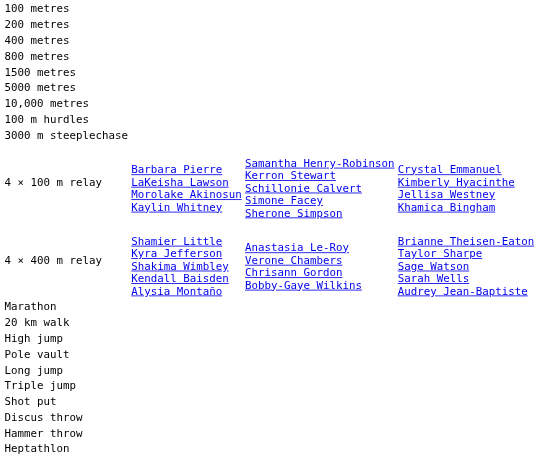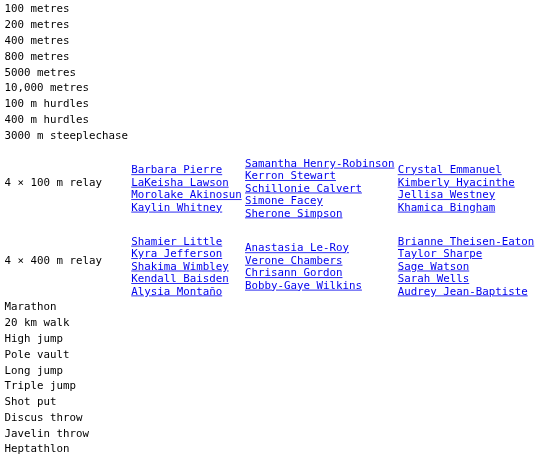- row: (40, 72)
+ row: (47, 119)
- row: (43, 433)
+ row: (47, 433)
